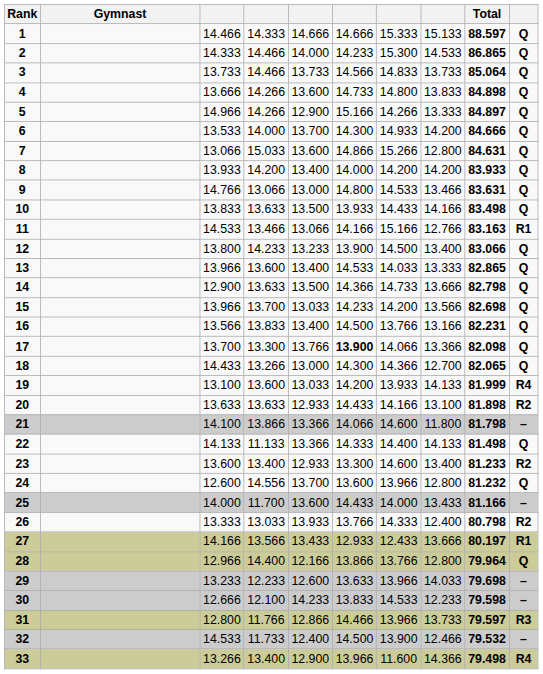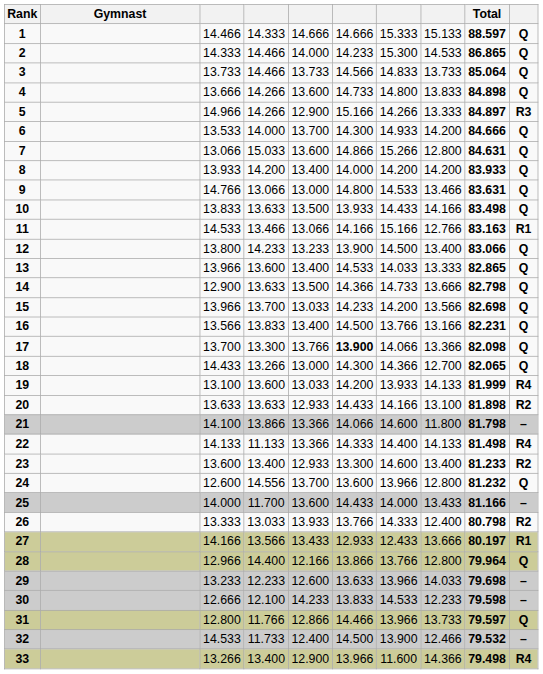(524, 111) Q -> (524, 111) R3
(524, 444) Q -> (524, 444) R4
(524, 619) R3 -> (524, 619) Q
